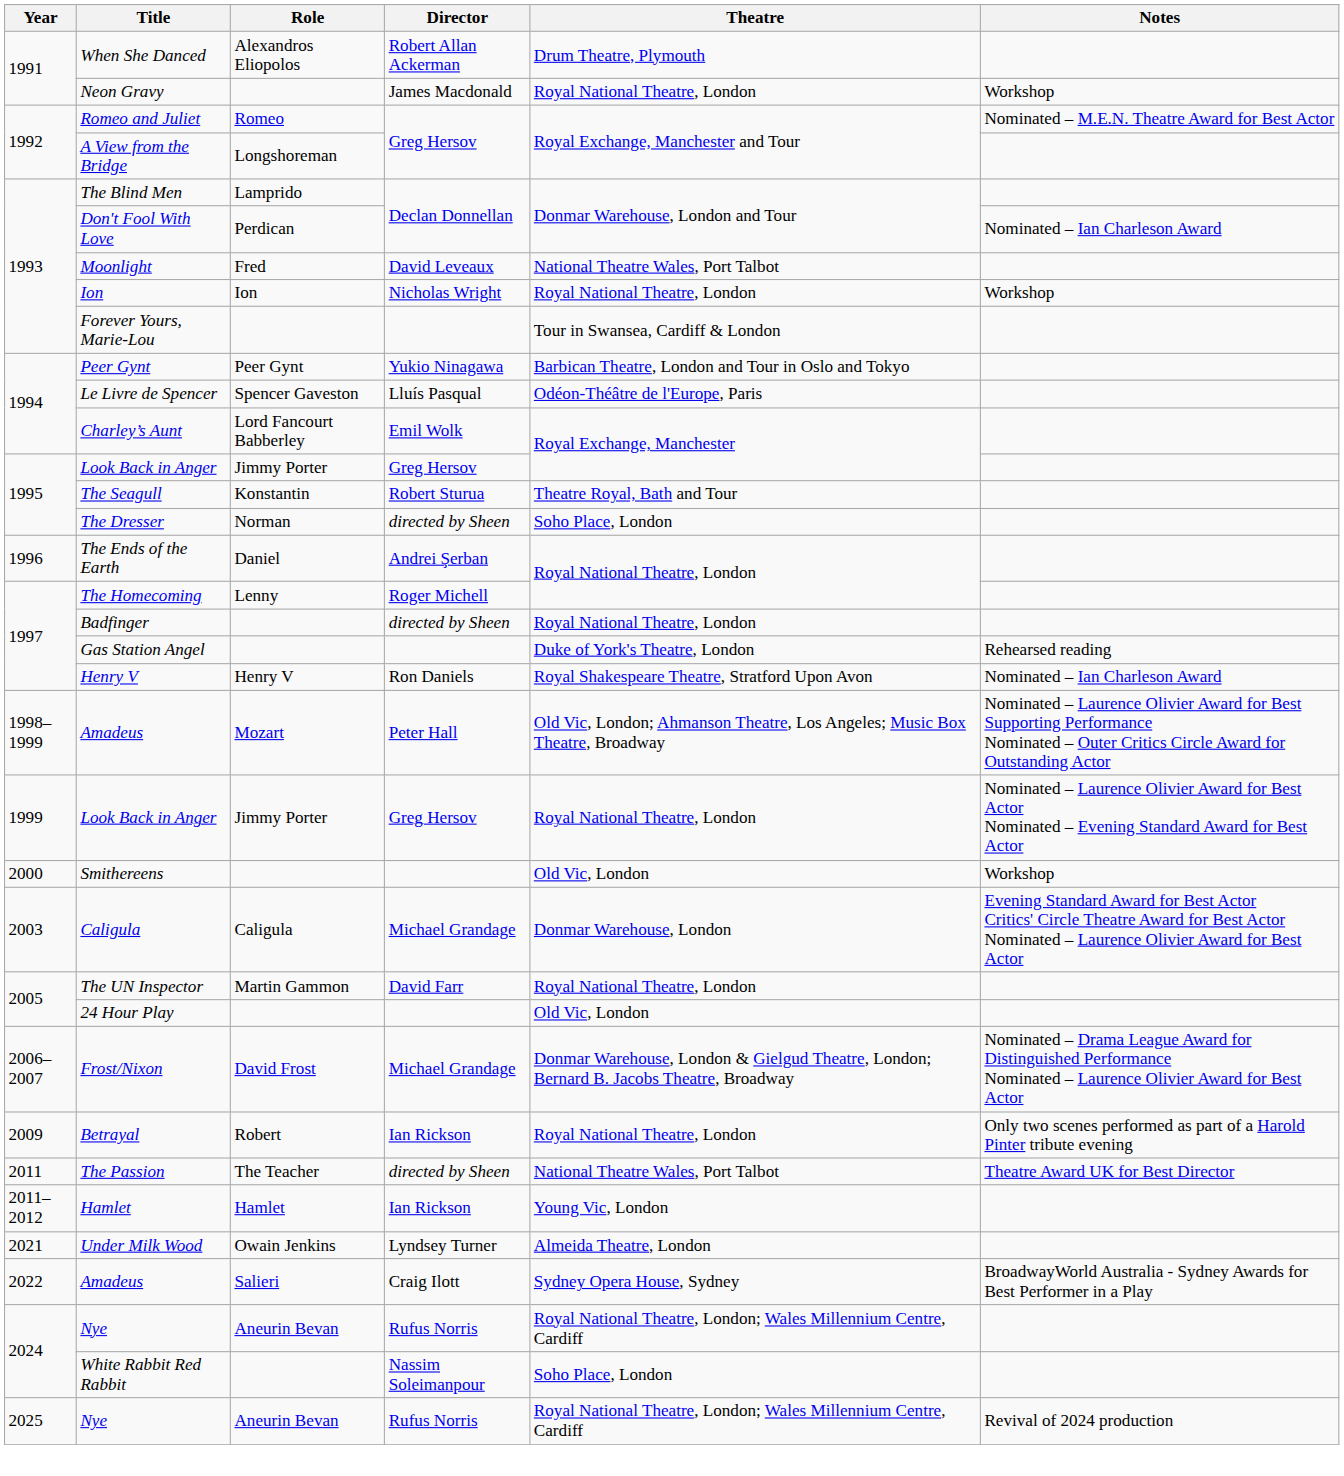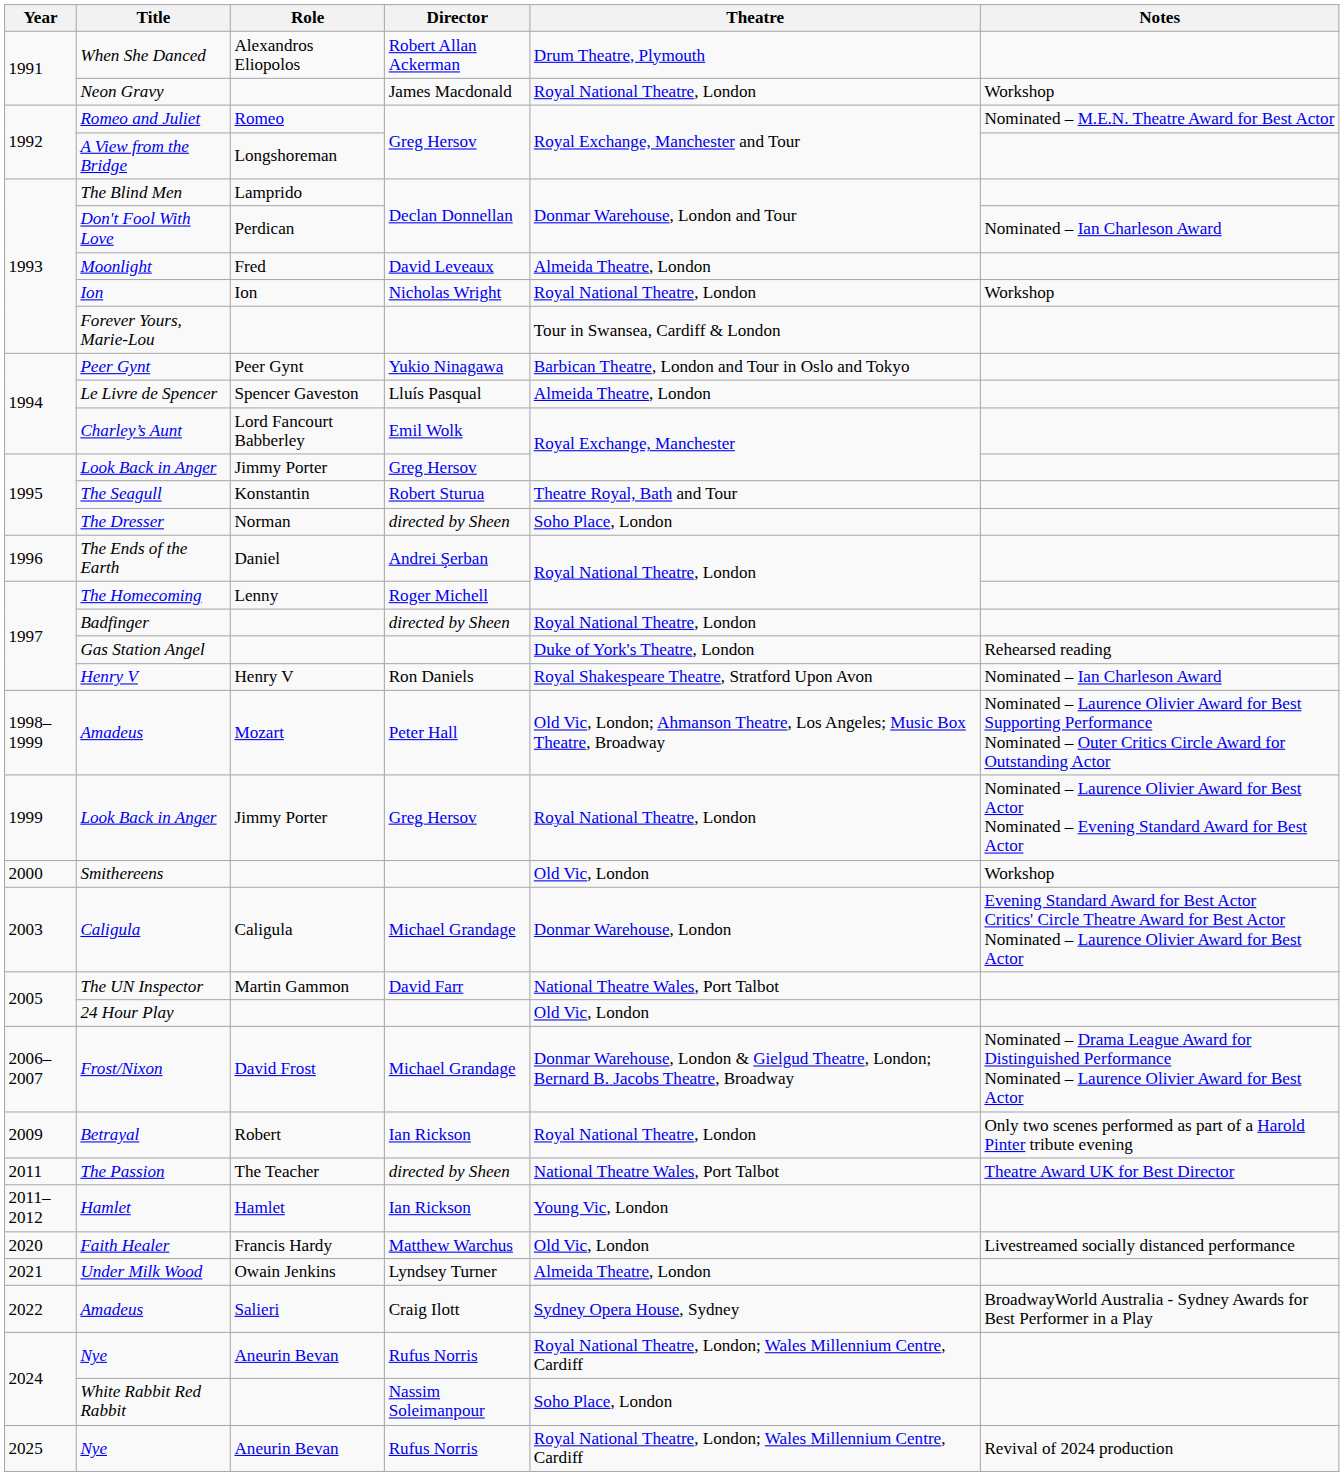(656, 265) National Theatre Wales, Port Talbot -> (622, 265) Almeida Theatre, London
(648, 393) Odéon-Théâtre de l'Europe, Paris -> (622, 393) Almeida Theatre, London
(645, 985) Royal National Theatre, London -> (656, 985) National Theatre Wales, Port Talbot
+ row: (26, 1244)
